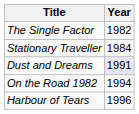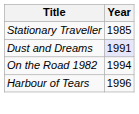- row: (50, 30)
(119, 48) 1984 -> (119, 30) 1985
